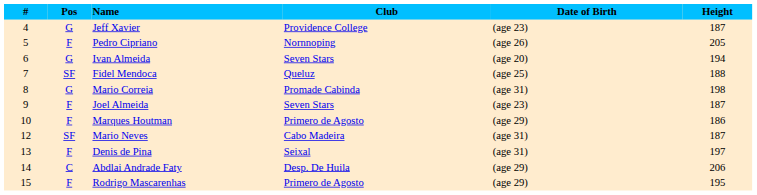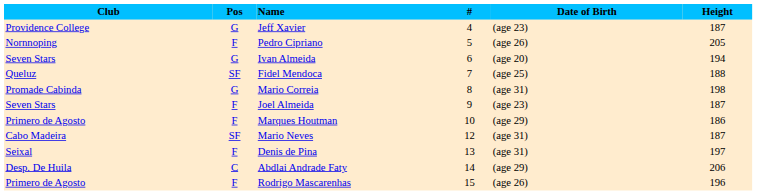columns swapped: (26, 11) <-> (387, 11)
(510, 182) (age 29) -> (510, 182) (age 26)
(717, 182) 195 -> (717, 182) 196
